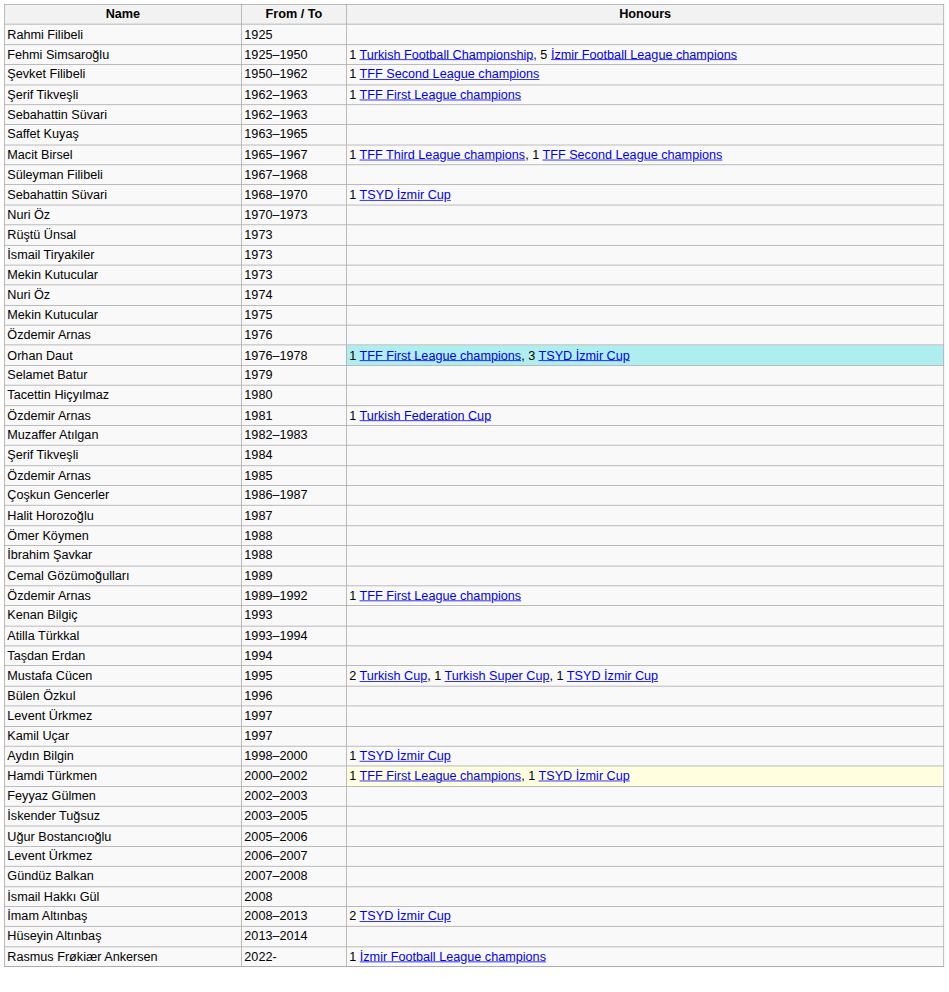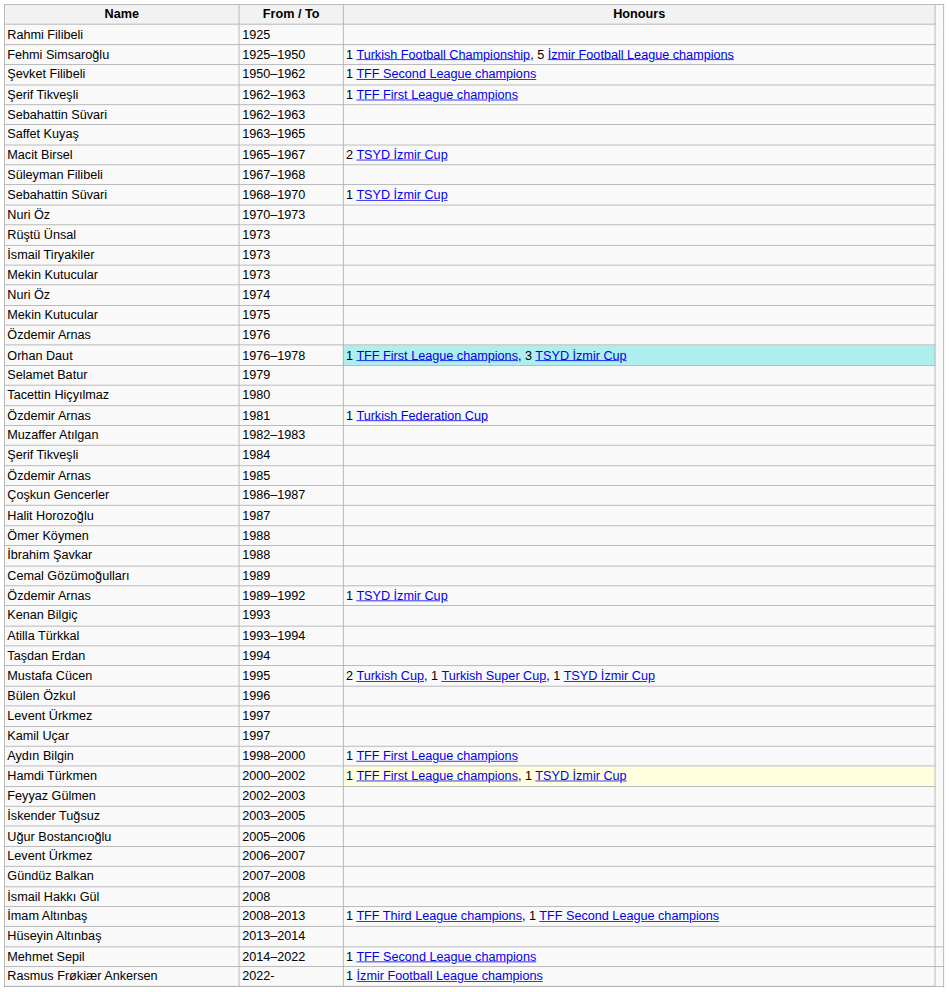(536, 154) 1 TFF Third League champions, 1 TFF Second League champions -> (397, 154) 2 TSYD İzmir Cup
(435, 595) 1 TFF First League champions -> (397, 595) 1 TSYD İzmir Cup
(400, 756) 1 TSYD İzmir Cup -> (432, 756) 1 TFF First League champions
(400, 916) 2 TSYD İzmir Cup -> (533, 916) 1 TFF Third League champions, 1 TFF Second League champions
+ row: (46, 956)
